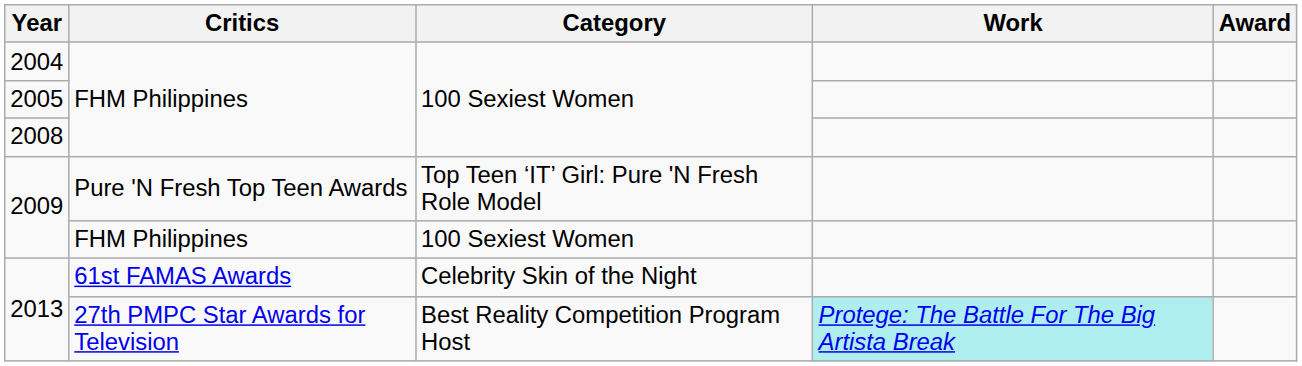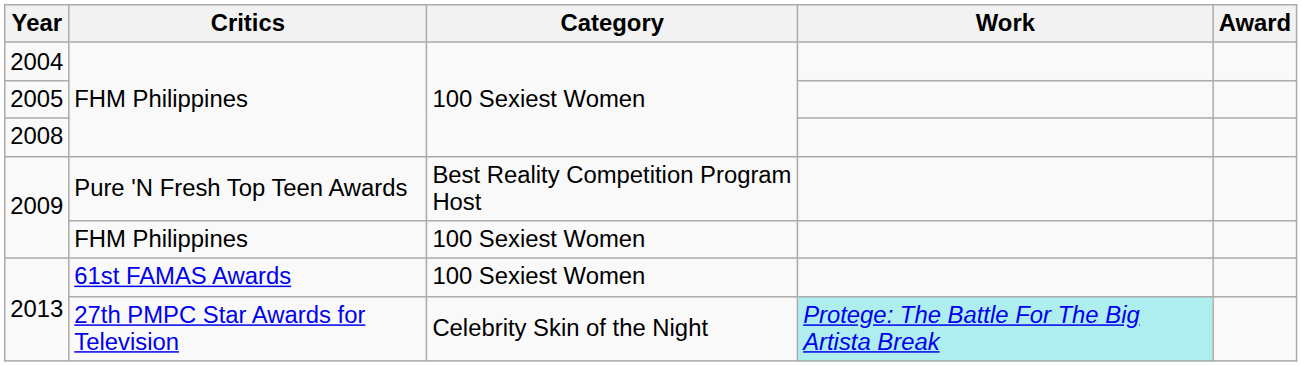(590, 188) Top Teen ‘IT’ Girl: Pure 'N Fresh Role Model -> (612, 188) Best Reality Competition Program Host
(559, 277) Celebrity Skin of the Night -> (539, 277) 100 Sexiest Women
(601, 328) Best Reality Competition Program Host -> (570, 328) Celebrity Skin of the Night
